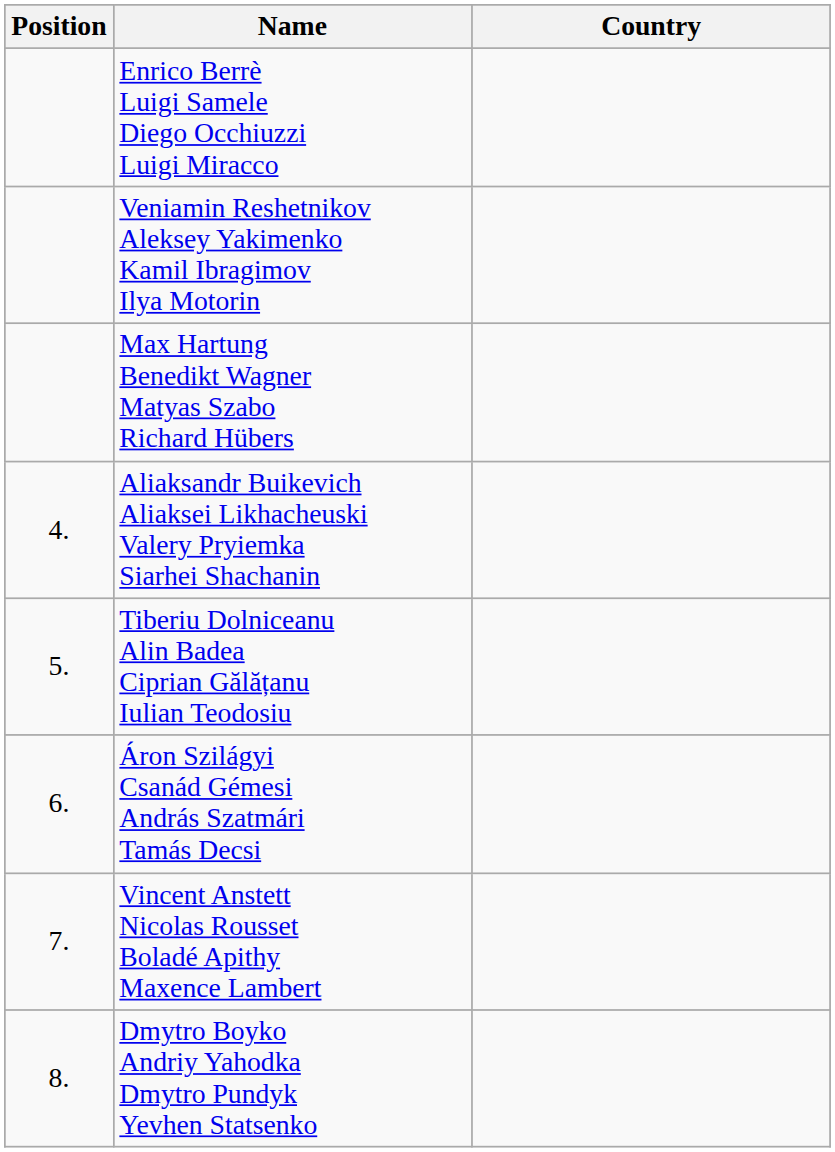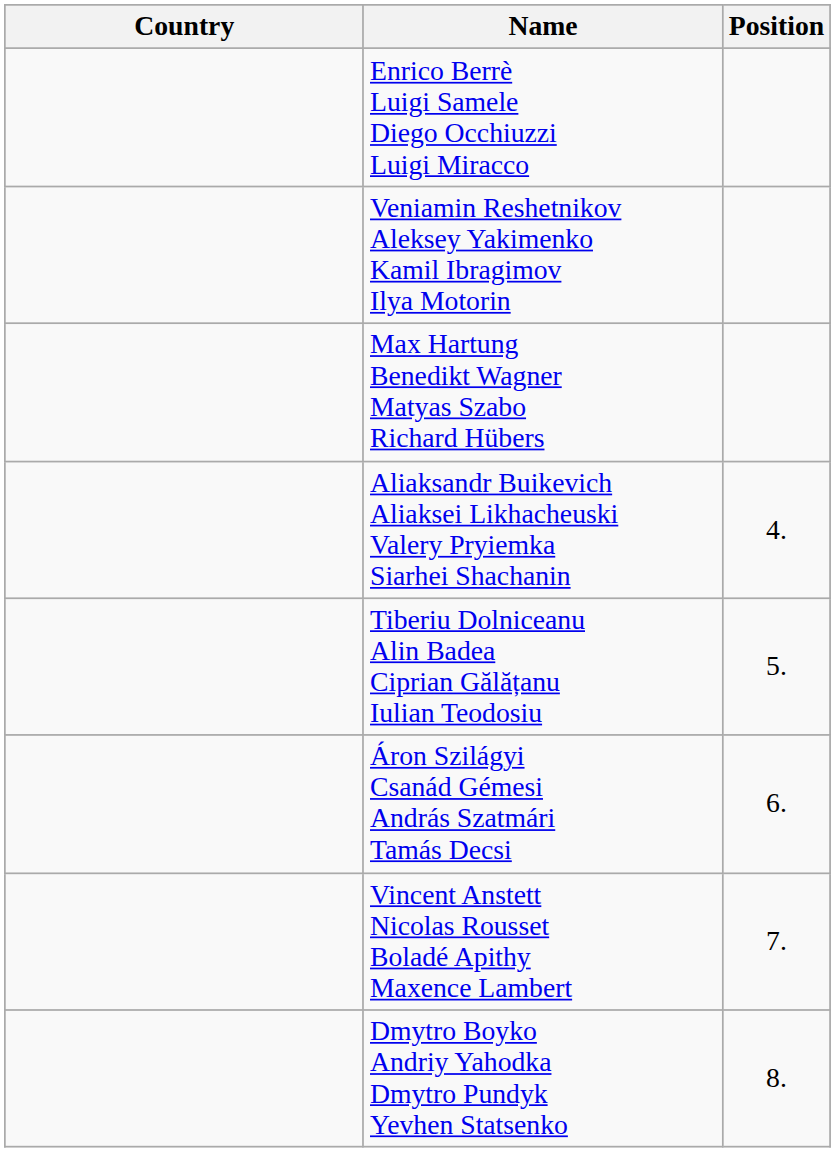columns swapped: (59, 26) <-> (651, 26)
